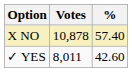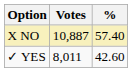(71, 35) 10,878 -> (71, 35) 10,887
